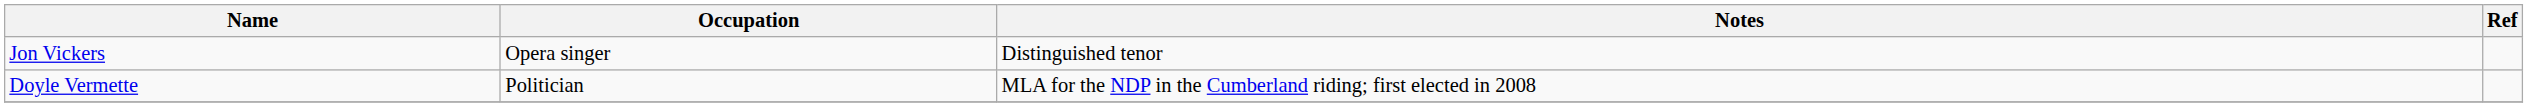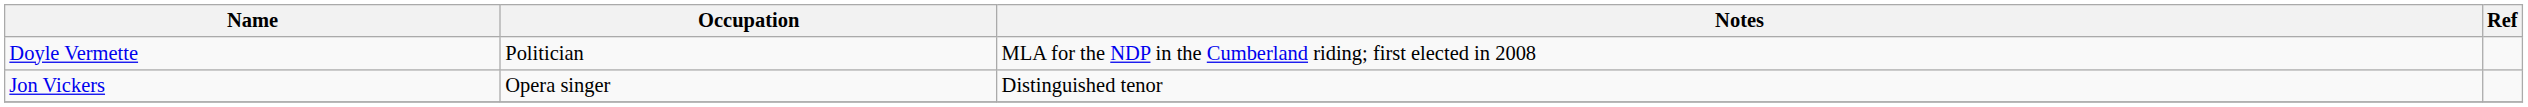rows swapped: (74, 85) <-> (57, 53)
